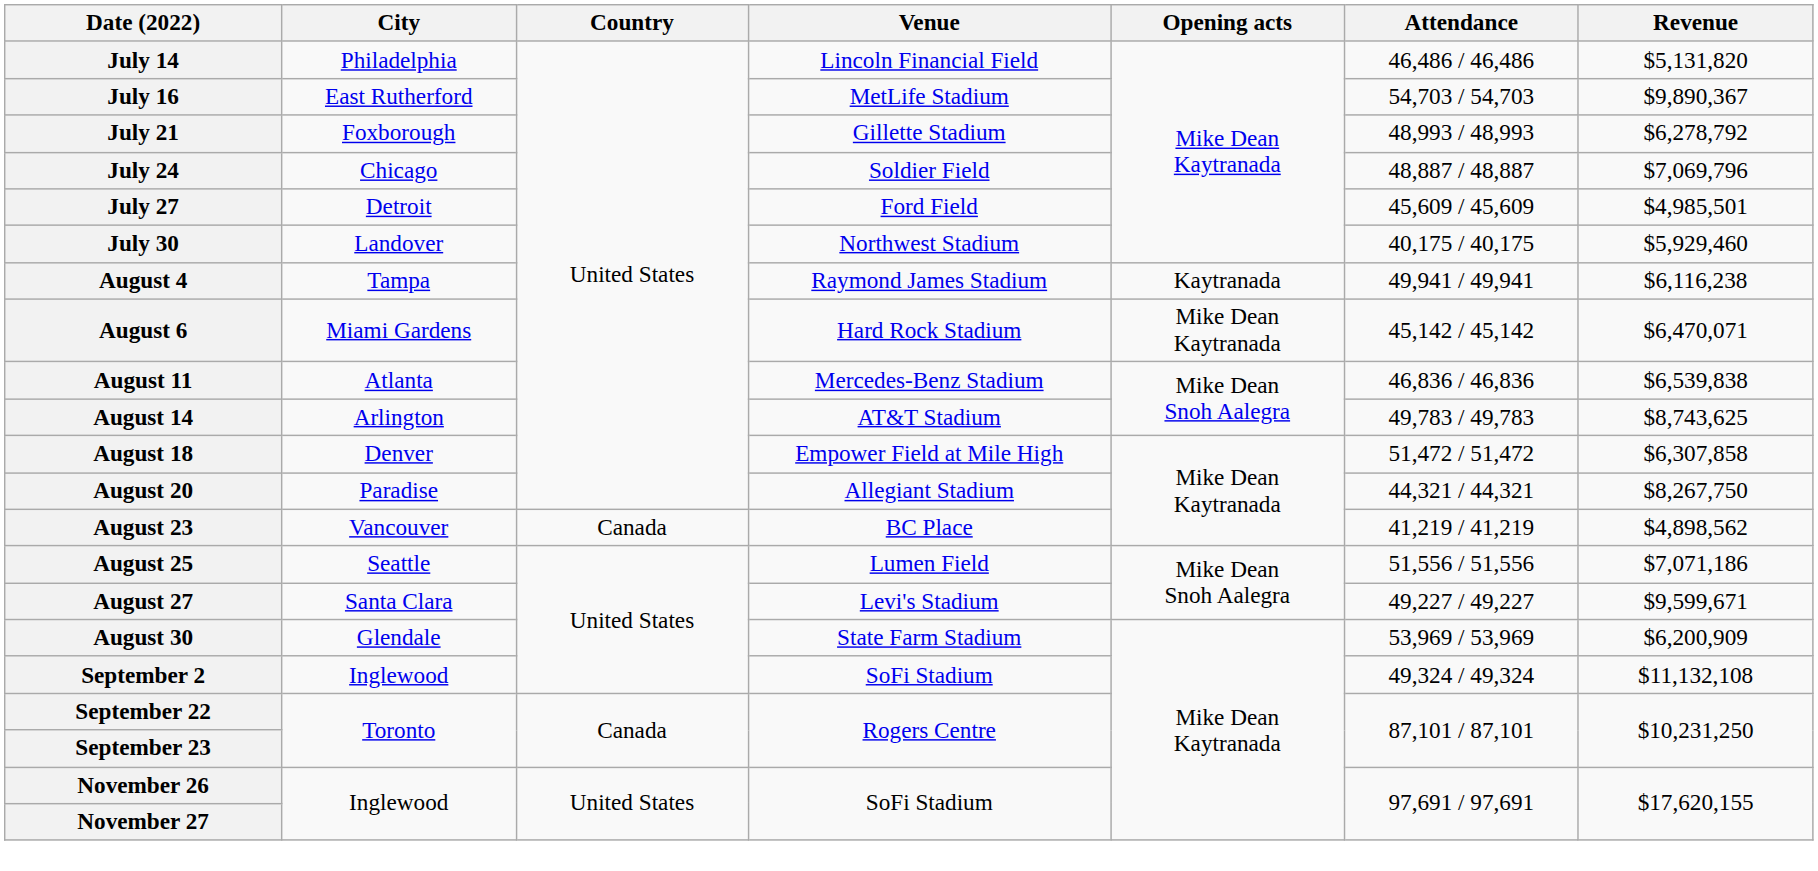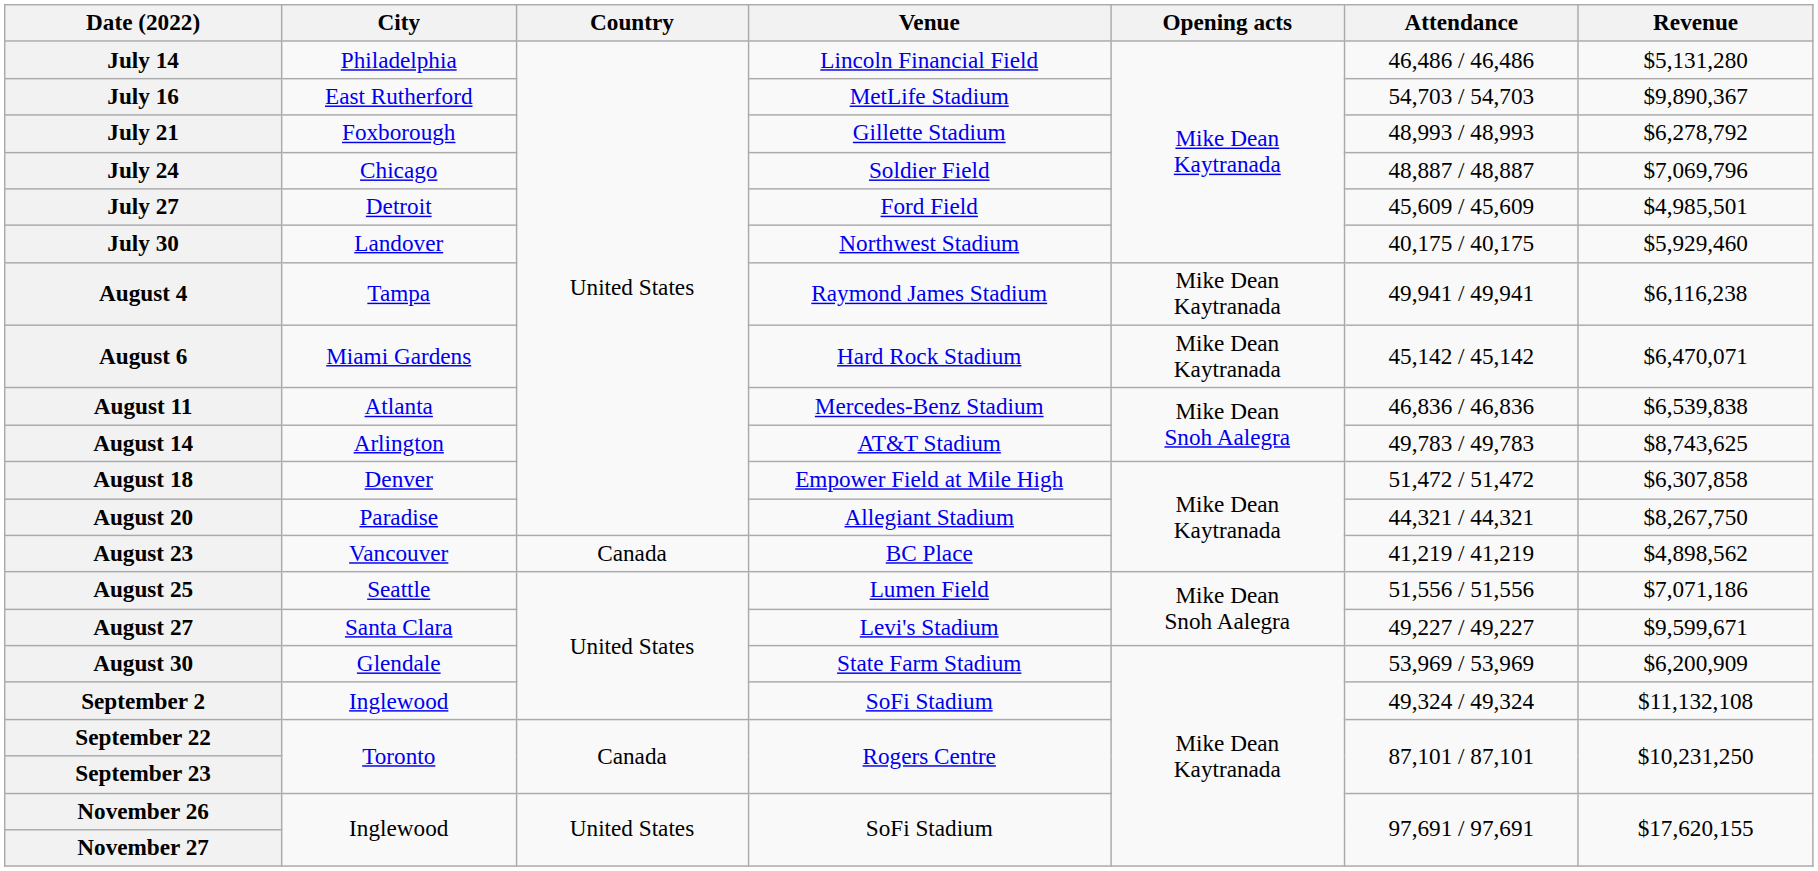(1696, 59) $5,131,820 -> (1696, 59) $5,131,280
(1227, 280) Kaytranada -> (1227, 293) Mike Dean Kaytranada
